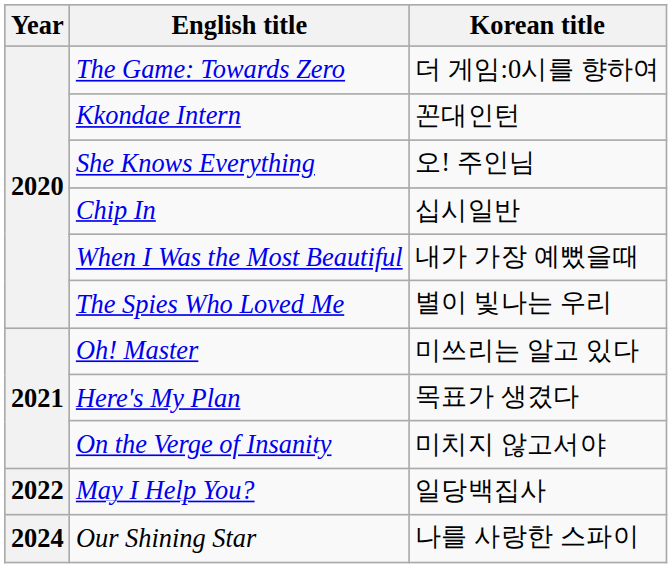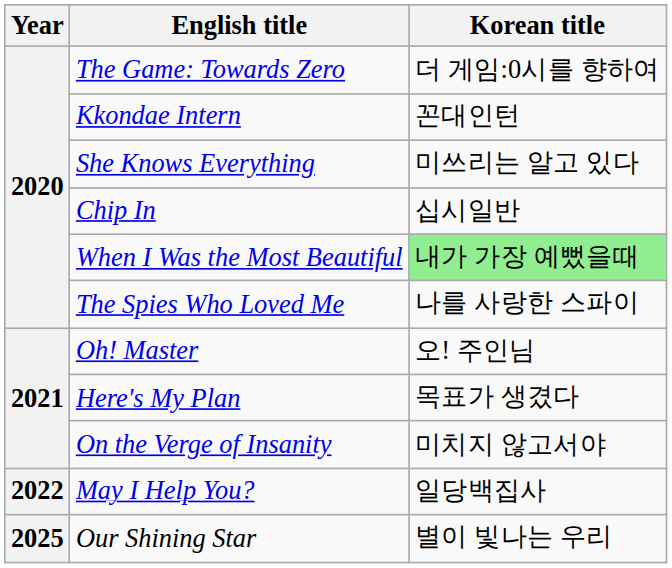(475, 162) 오! 주인님 -> (527, 162) 미쓰리는 알고 있다
(527, 256) no background -> (527, 256) lightgreen background
(514, 303) 별이 빛나는 우리 -> (527, 303) 나를 사랑한 스파이
(527, 349) 미쓰리는 알고 있다 -> (475, 349) 오! 주인님
(37, 537) 2024 -> (37, 537) 2025
(527, 537) 나를 사랑한 스파이 -> (514, 537) 별이 빛나는 우리
